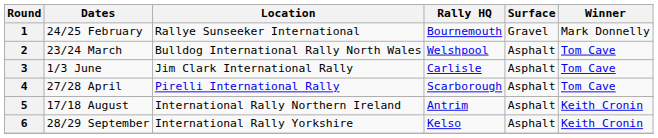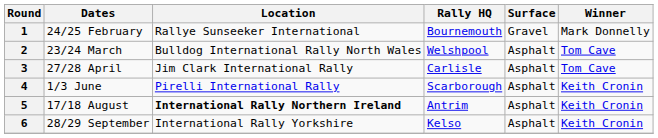(74, 69) 1/3 June -> (84, 69) 27/28 April
(84, 87) 27/28 April -> (74, 87) 1/3 June
(588, 87) Tom Cave -> (602, 87) Keith Cronin
(278, 106) normal -> (278, 106) bold
